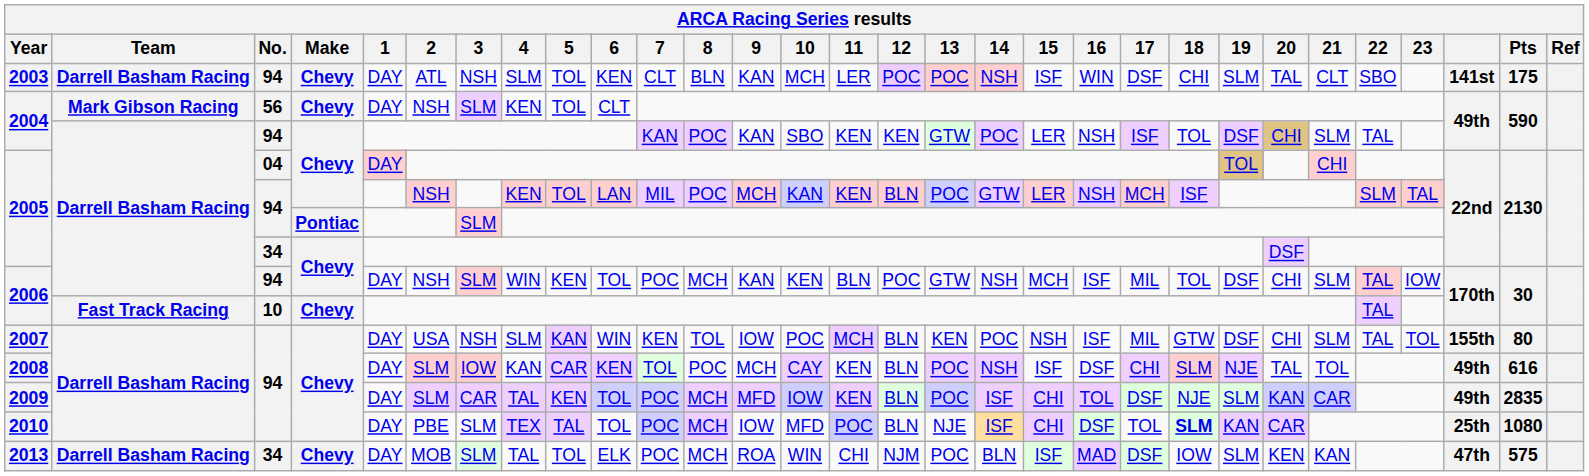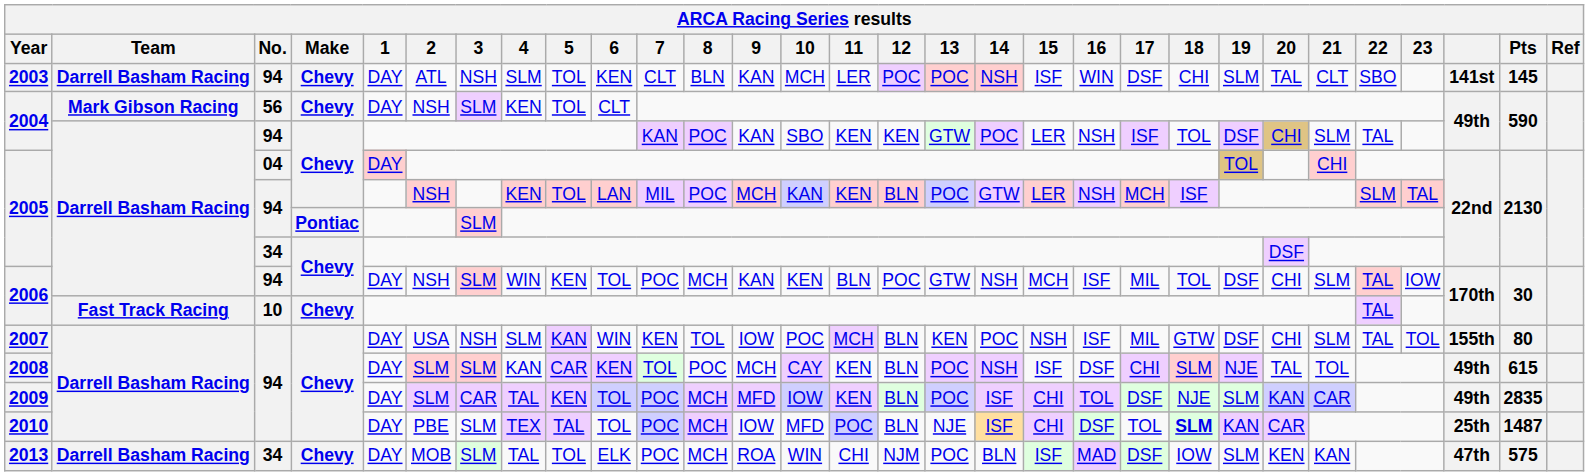(1523, 77) 175 -> (1523, 77) 145
(478, 368) IOW -> (478, 368) SLM
(1523, 368) 616 -> (1523, 368) 615
(1523, 426) 1080 -> (1523, 426) 1487
